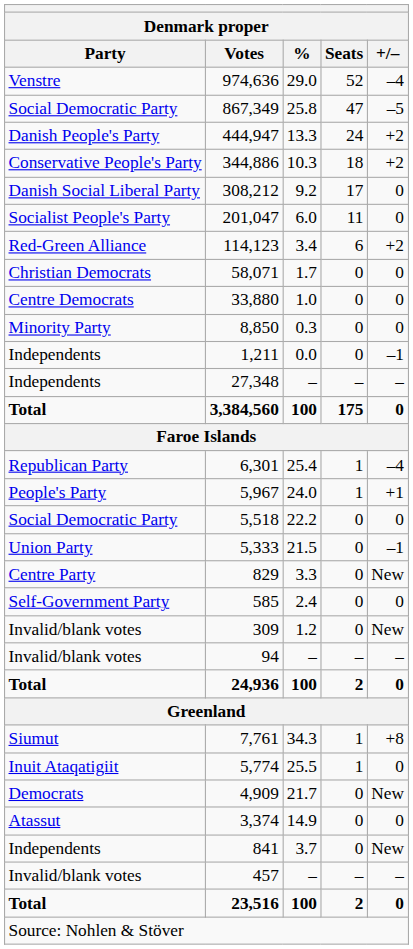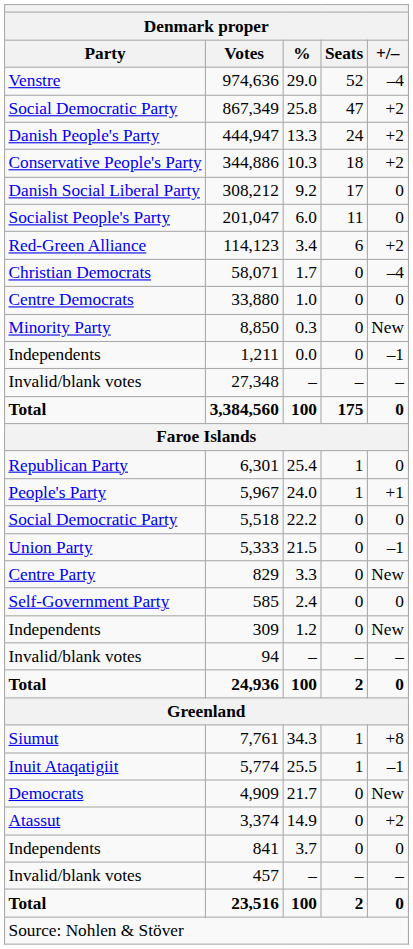(395, 108) –5 -> (395, 108) +2
(400, 272) 0 -> (395, 272) –4
(400, 327) 0 -> (388, 327) New
(55, 382) Independents -> (75, 382) Invalid/blank votes
(395, 464) –4 -> (400, 464) 0
(75, 629) Invalid/blank votes -> (55, 629) Independents
(400, 766) 0 -> (395, 766) –1
(400, 820) 0 -> (395, 820) +2
(388, 848) New -> (400, 848) 0
